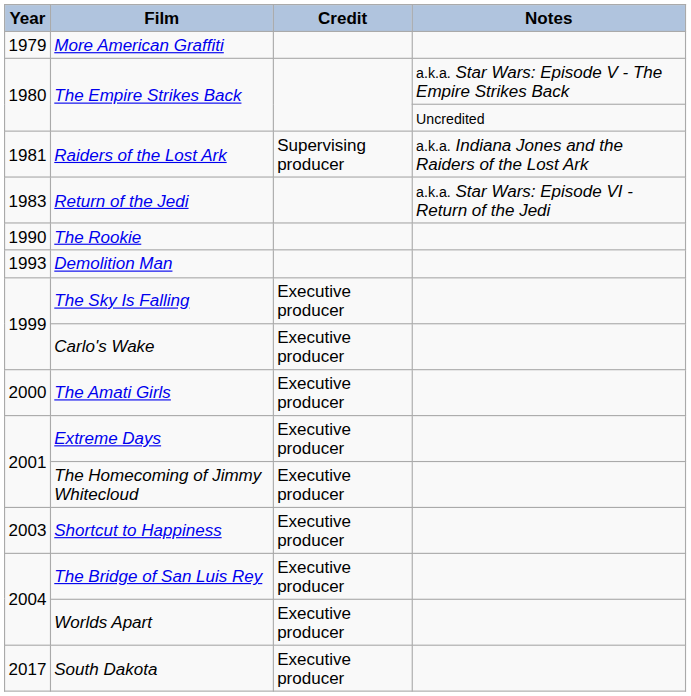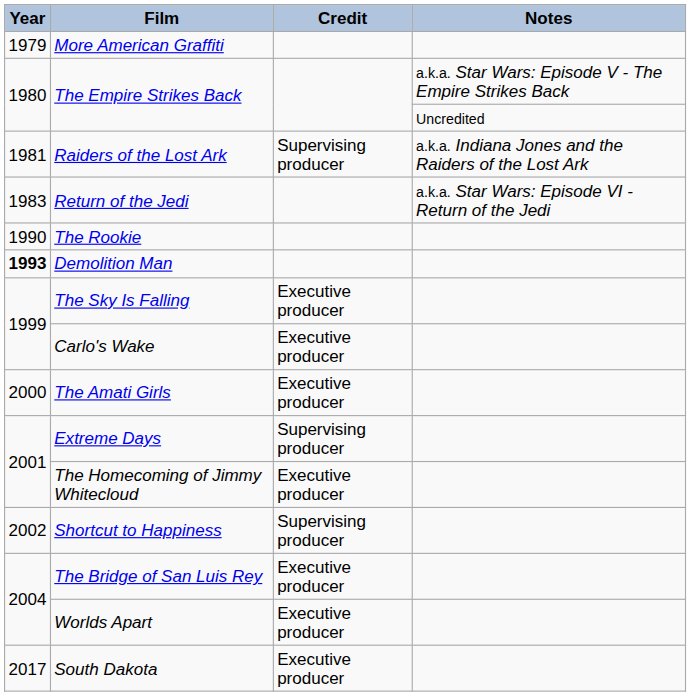(27, 264) normal -> (27, 264) bold
(314, 438) Executive producer -> (322, 438) Supervising producer
(27, 530) 2003 -> (27, 530) 2002
(314, 530) Executive producer -> (322, 530) Supervising producer
